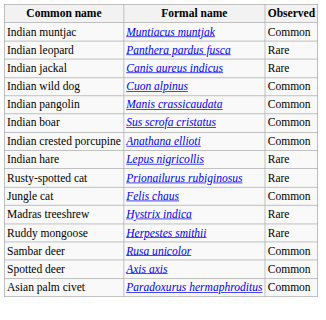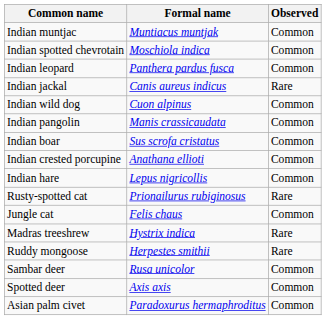+ row: (66, 50)
(279, 50) Rare -> (292, 68) Common
(279, 159) Rare -> (292, 178) Common
